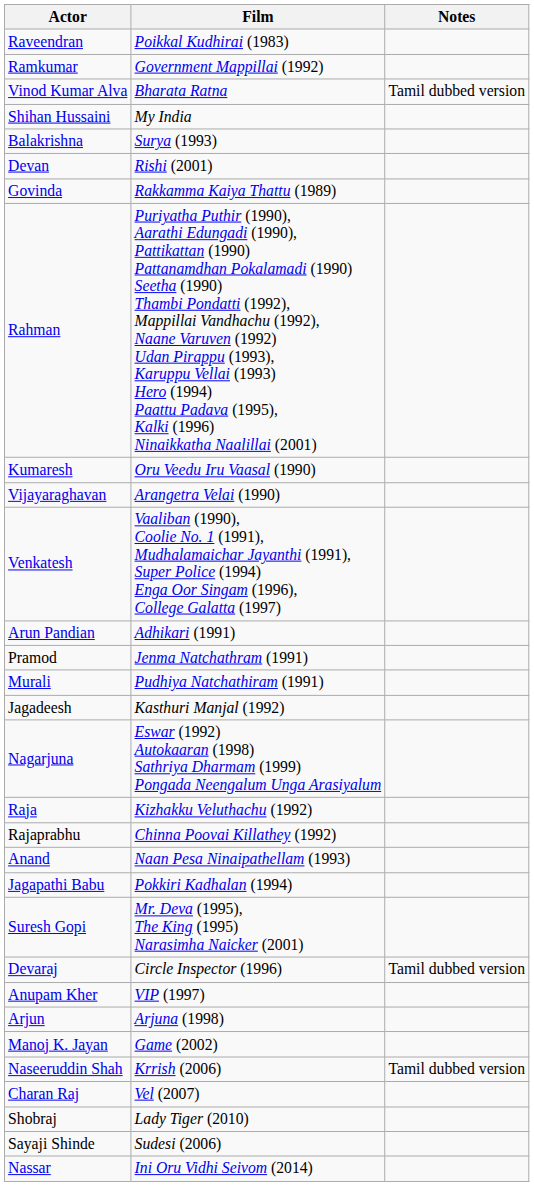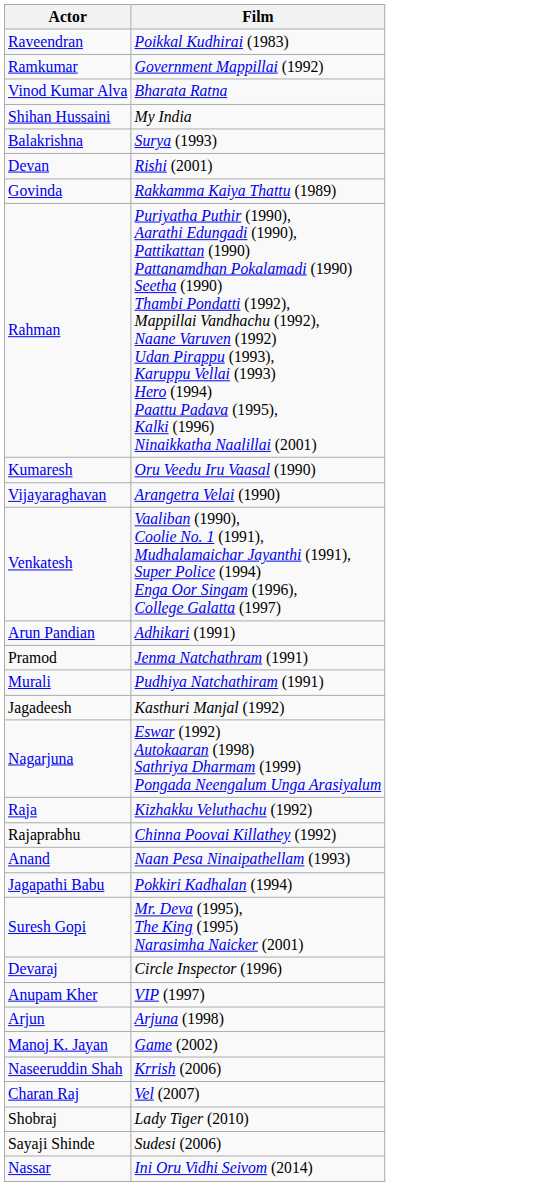- column: (457, 16)
